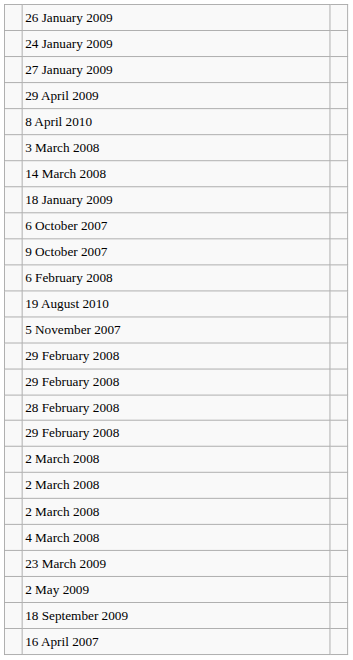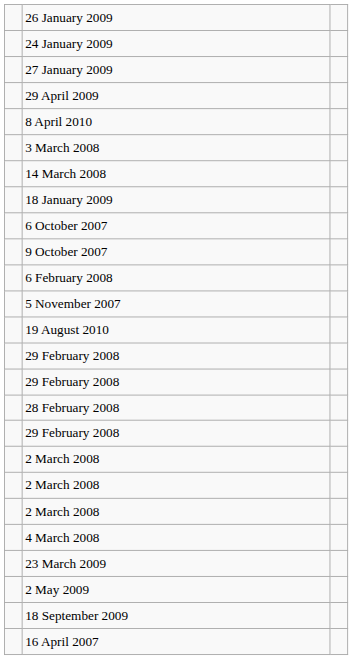rows swapped: (13, 304) <-> (13, 330)
